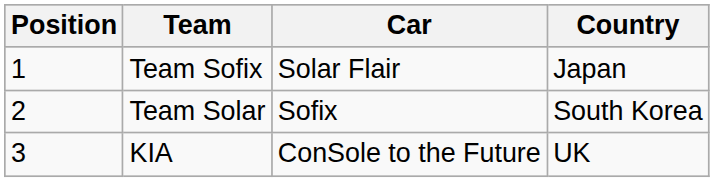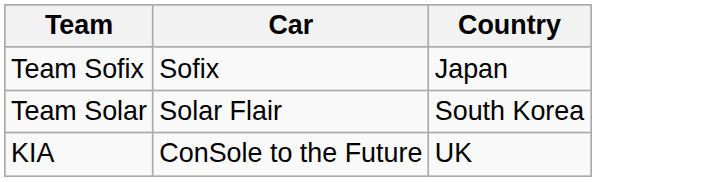- column: (64, 25)
(339, 68) Solar Flair -> (189, 68) Sofix
(308, 111) Sofix -> (221, 111) Solar Flair
